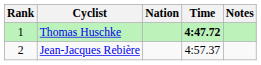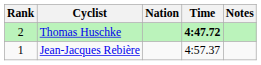(21, 32) 1 -> (21, 32) 2
(21, 50) 2 -> (21, 50) 1
